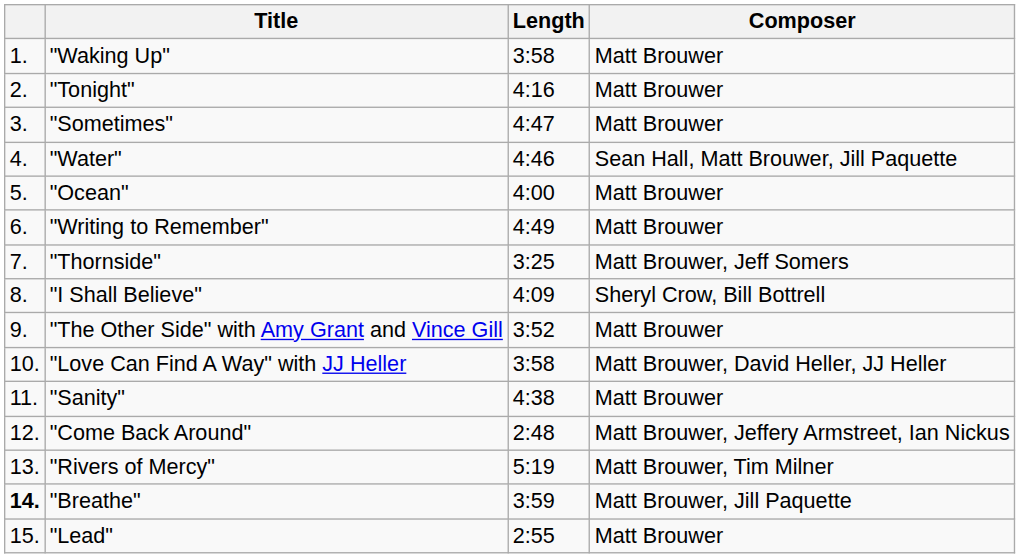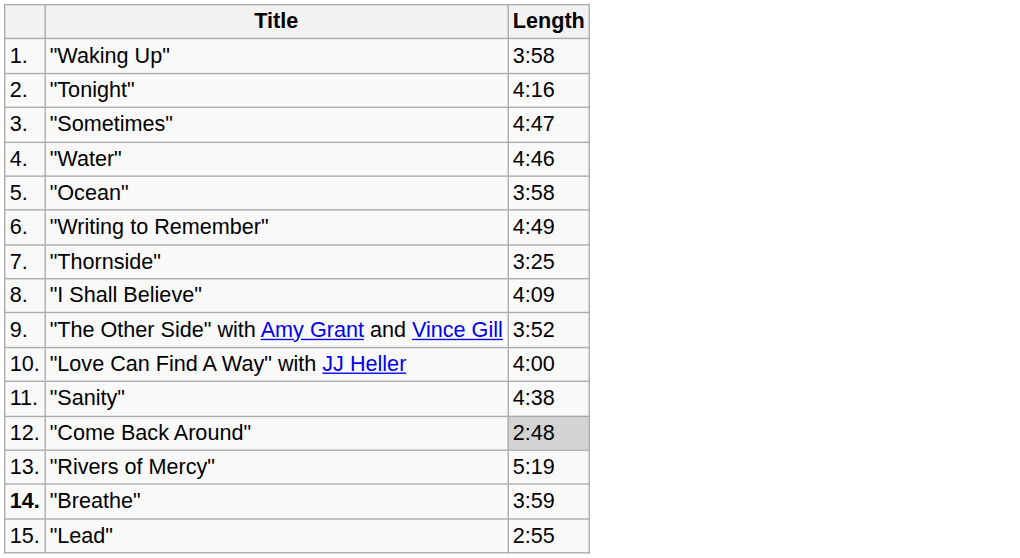- column: (802, 21)
(534, 192) 4:00 -> (534, 192) 3:58
(534, 364) 3:58 -> (534, 364) 4:00
(534, 432) no background -> (534, 432) lightgrey background
